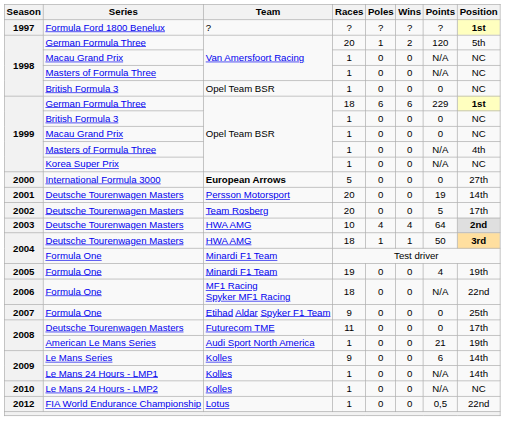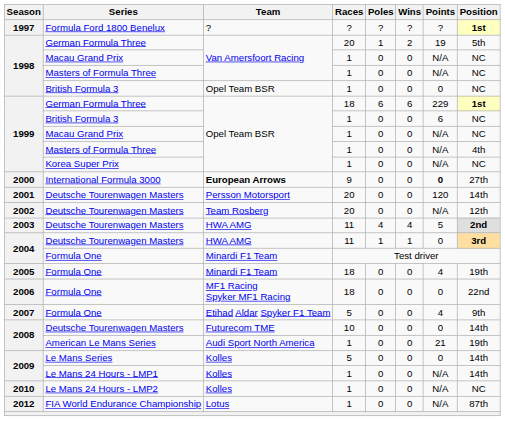(440, 43) 120 -> (440, 43) 19
(440, 119) 0 -> (440, 119) 6
(440, 134) 0 -> (440, 134) N/A
(349, 180) 5 -> (349, 180) 9
(440, 180) normal -> (440, 180) bold
(440, 195) 19 -> (440, 195) 120
(440, 210) 5 -> (440, 210) N/A
(479, 210) 17th -> (479, 210) 12th
(349, 226) 10 -> (349, 226) 11
(440, 226) 64 -> (440, 226) 5
(349, 241) 18 -> (349, 241) 11
(440, 241) 50 -> (440, 241) 0
(349, 271) 19 -> (349, 271) 18
(440, 292) N/A -> (440, 292) 0
(349, 313) 9 -> (349, 313) 5
(440, 313) 0 -> (440, 313) 4
(479, 313) 25th -> (479, 313) 9th
(349, 328) 11 -> (349, 328) 10
(479, 328) 17th -> (479, 328) 14th
(349, 358) 9 -> (349, 358) 5
(440, 358) 6 -> (440, 358) 0
(440, 404) 0,5 -> (440, 404) N/A
(479, 404) 22nd -> (479, 404) 87th
